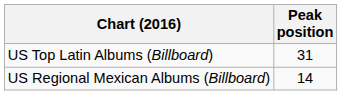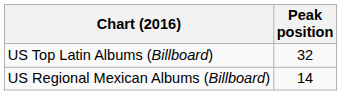(305, 55) 31 -> (305, 55) 32
